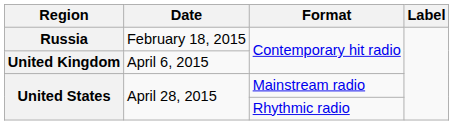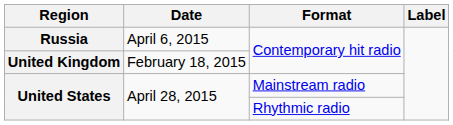(186, 39) February 18, 2015 -> (168, 39) April 6, 2015
(168, 62) April 6, 2015 -> (186, 62) February 18, 2015
